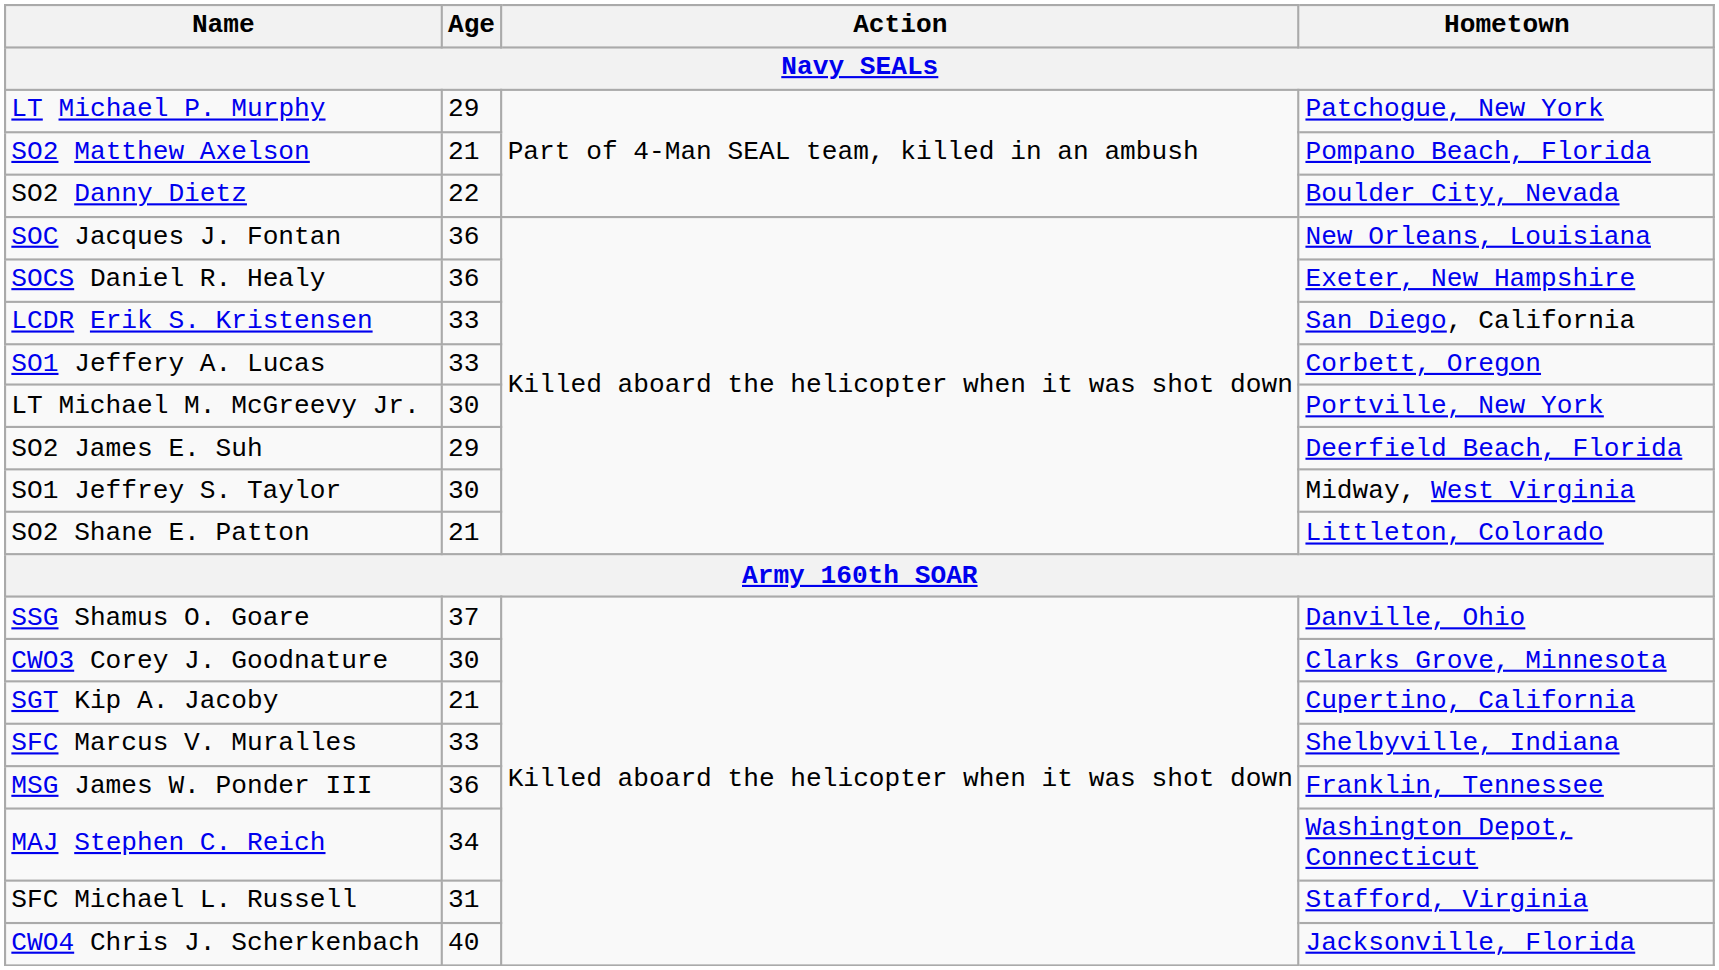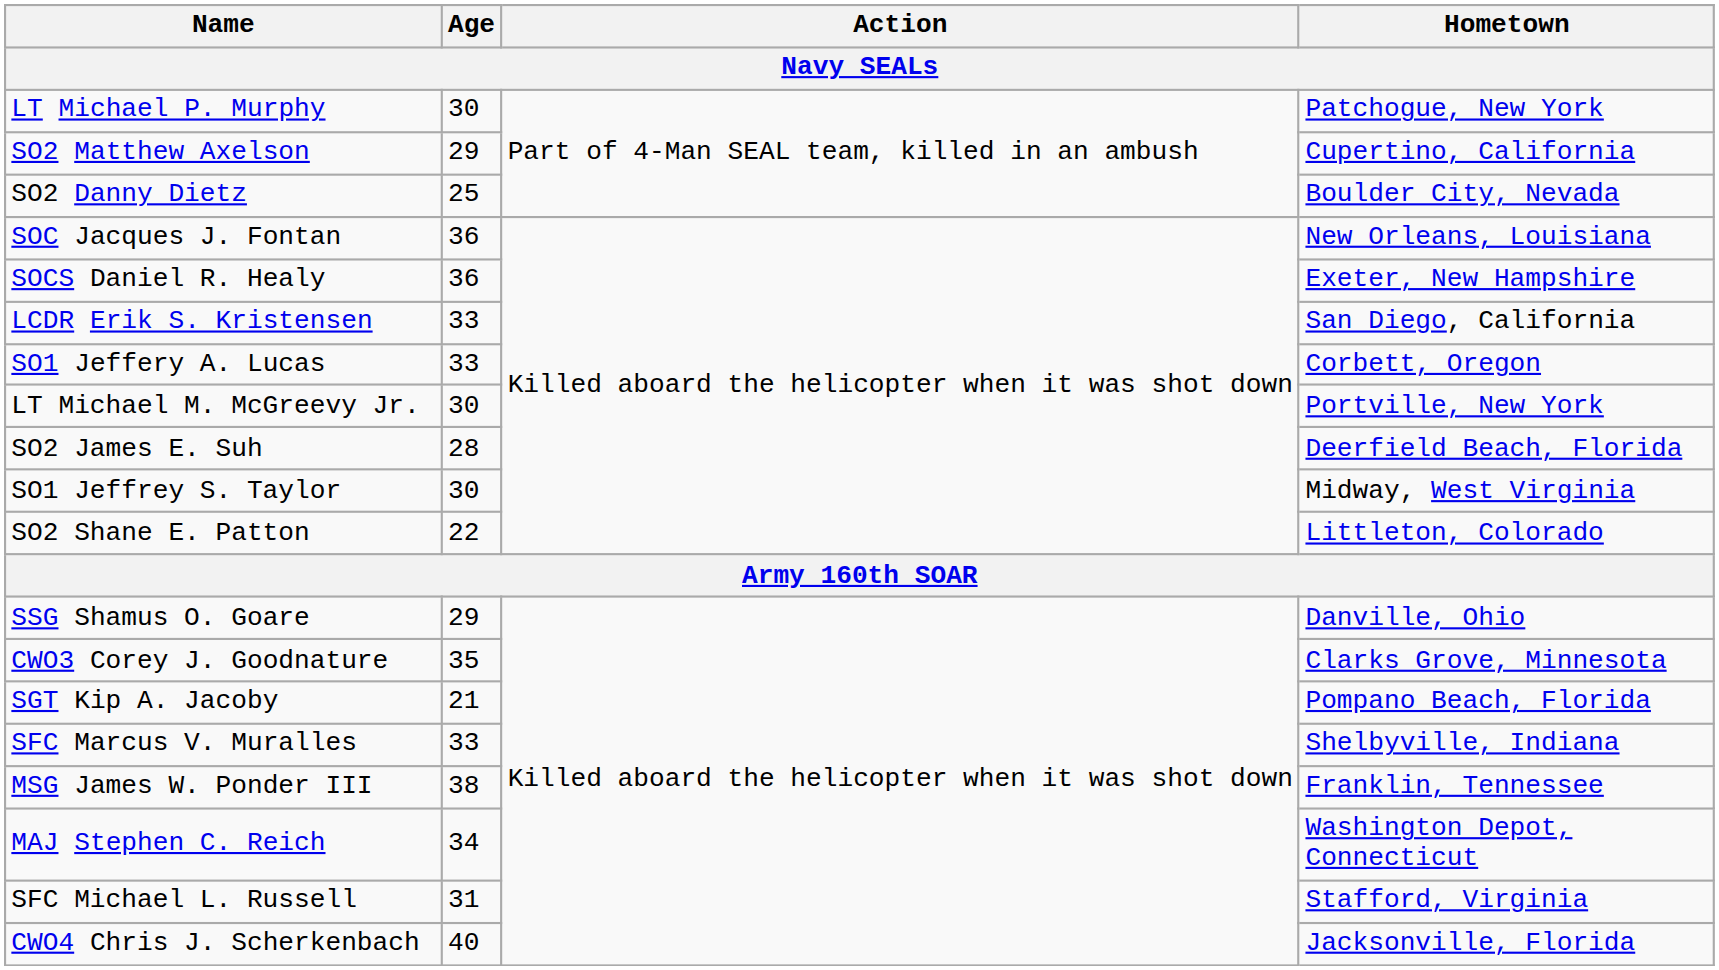(464, 111) 29 -> (464, 111) 30
(464, 153) 21 -> (464, 153) 29
(1478, 153) Pompano Beach, Florida -> (1470, 153) Cupertino, California
(464, 196) 22 -> (464, 196) 25
(464, 449) 29 -> (464, 449) 28
(464, 534) 21 -> (464, 534) 22
(464, 618) 37 -> (464, 618) 29
(464, 661) 30 -> (464, 661) 35
(1470, 703) Cupertino, California -> (1478, 703) Pompano Beach, Florida
(464, 787) 36 -> (464, 787) 38
